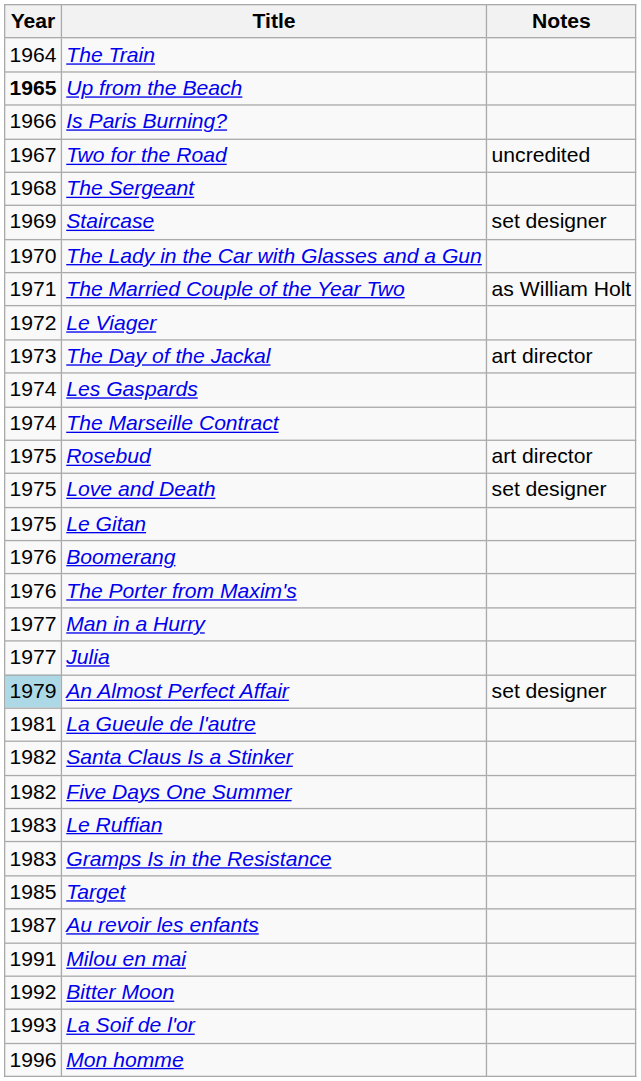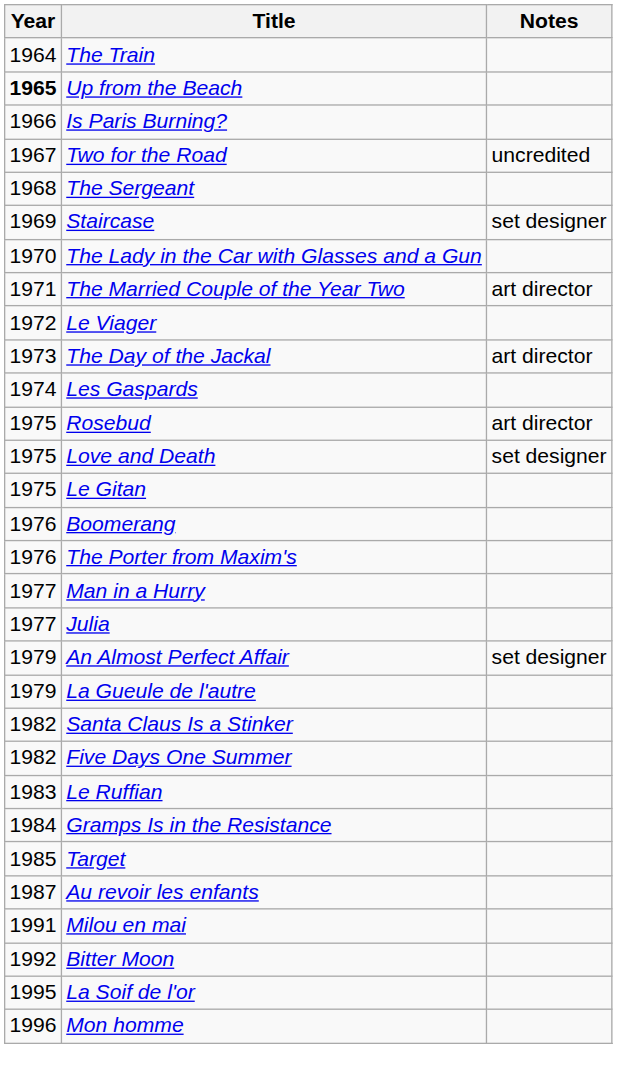(561, 289) as William Holt -> (542, 289) art director
- row: (172, 423)
(33, 691) lightblue background -> (33, 657) no background
(33, 724) 1981 -> (33, 691) 1979
(33, 858) 1983 -> (33, 825) 1984
(33, 1026) 1993 -> (33, 992) 1995
